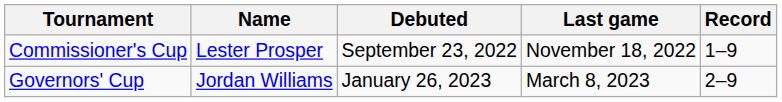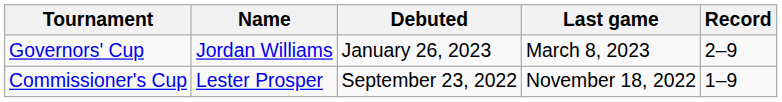rows swapped: (98, 50) <-> (77, 81)
